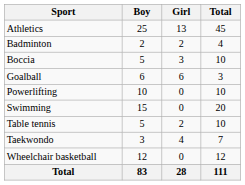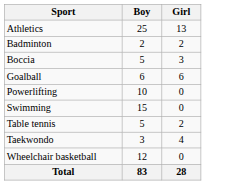- column: (221, 12)
